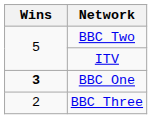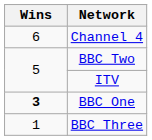+ row: (107, 37)
(36, 103) 2 -> (36, 125) 1
